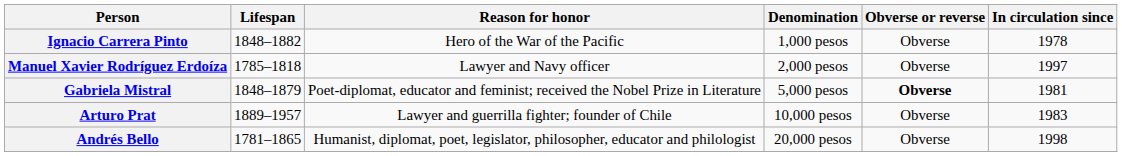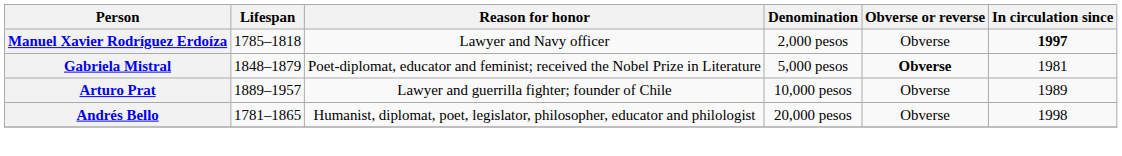- row: (118, 41)
(1053, 66) normal -> (1053, 41) bold
(1053, 115) 1983 -> (1053, 90) 1989
